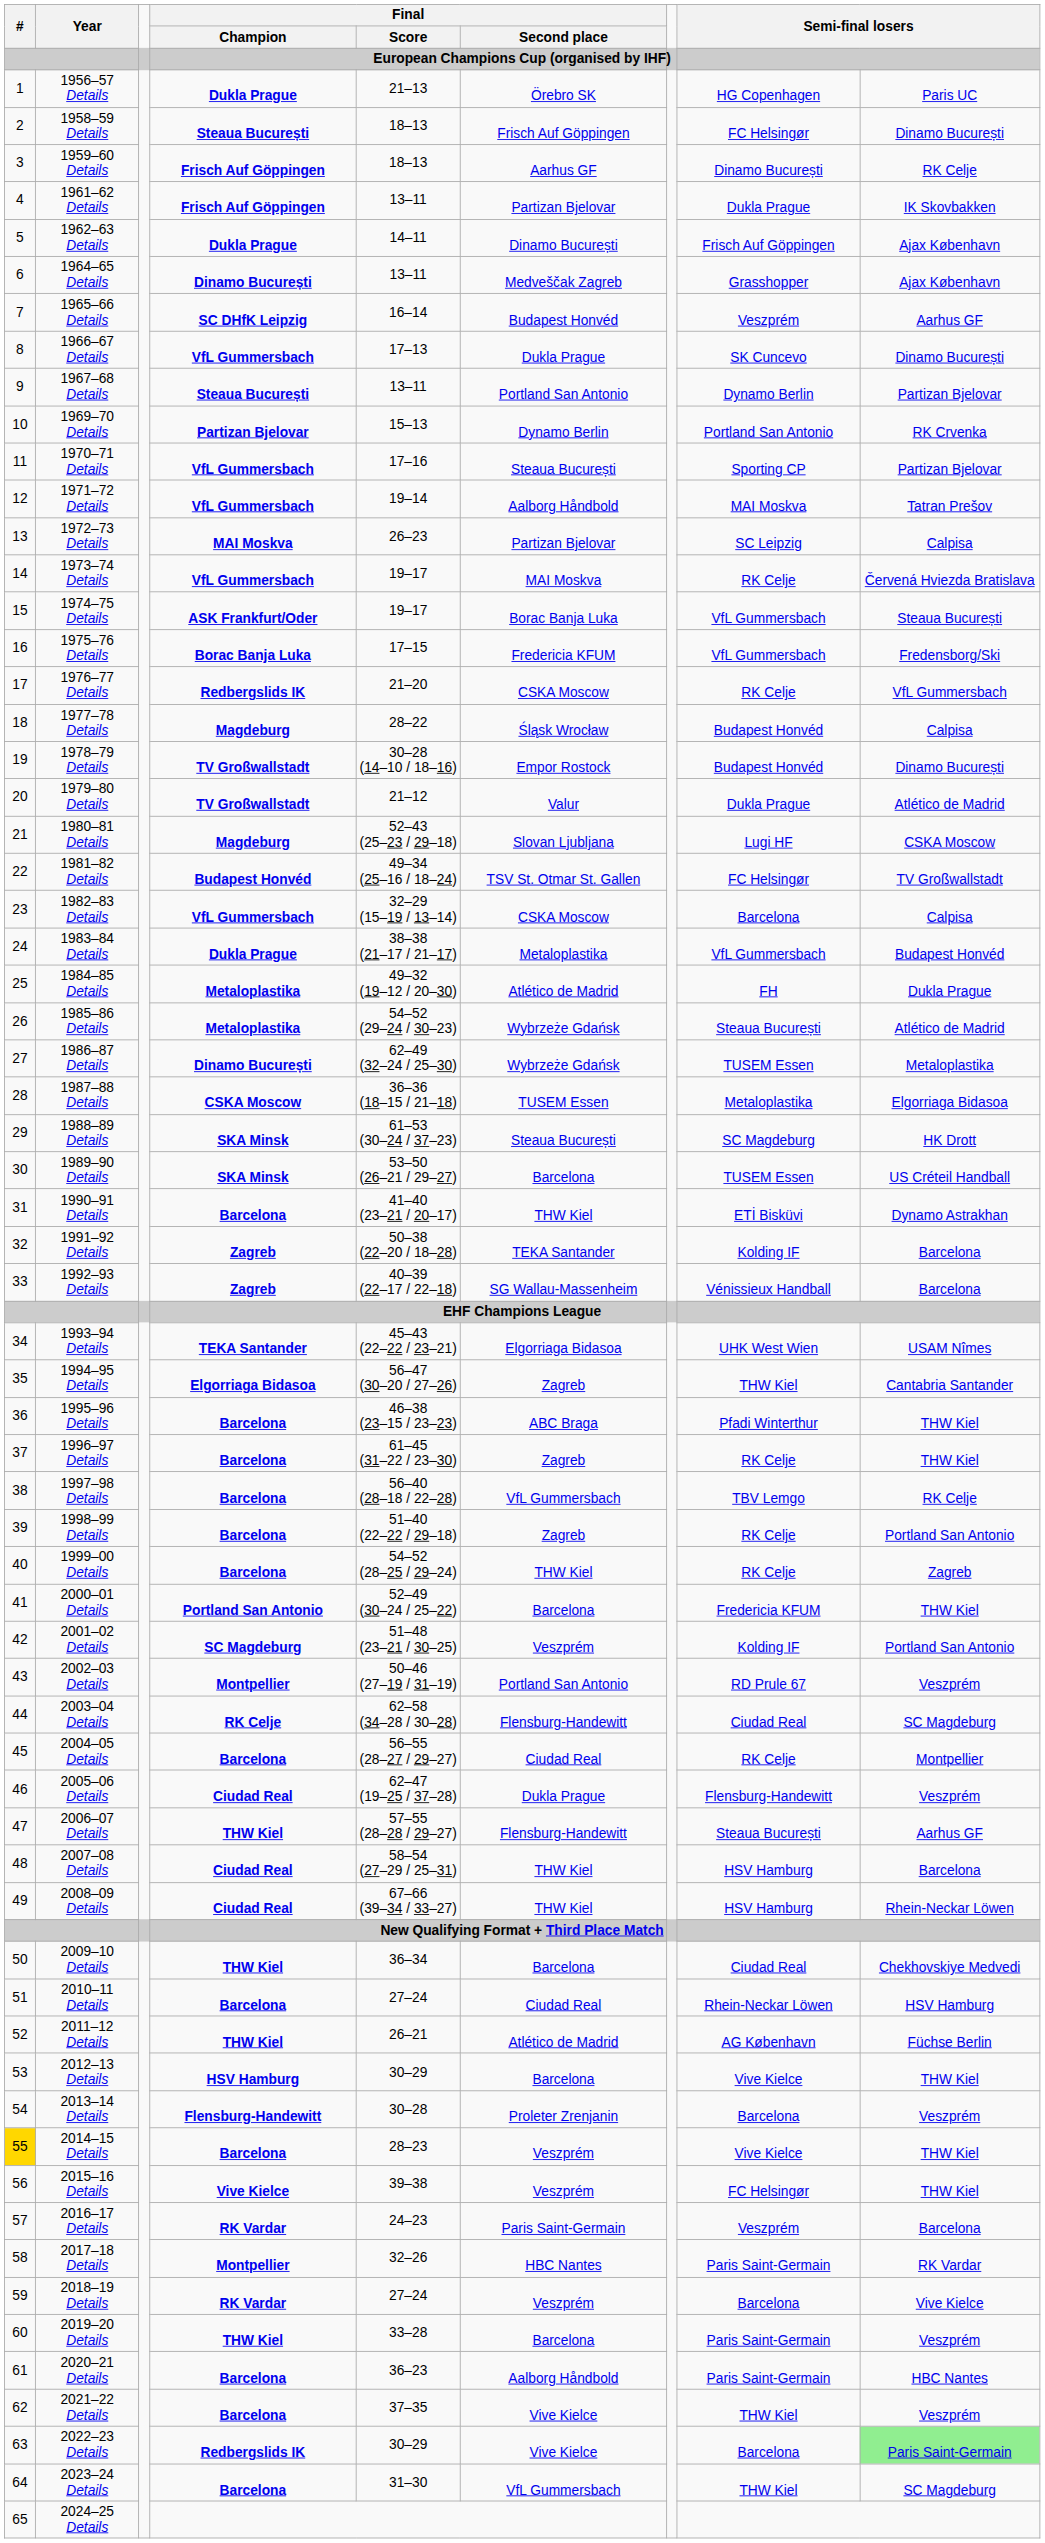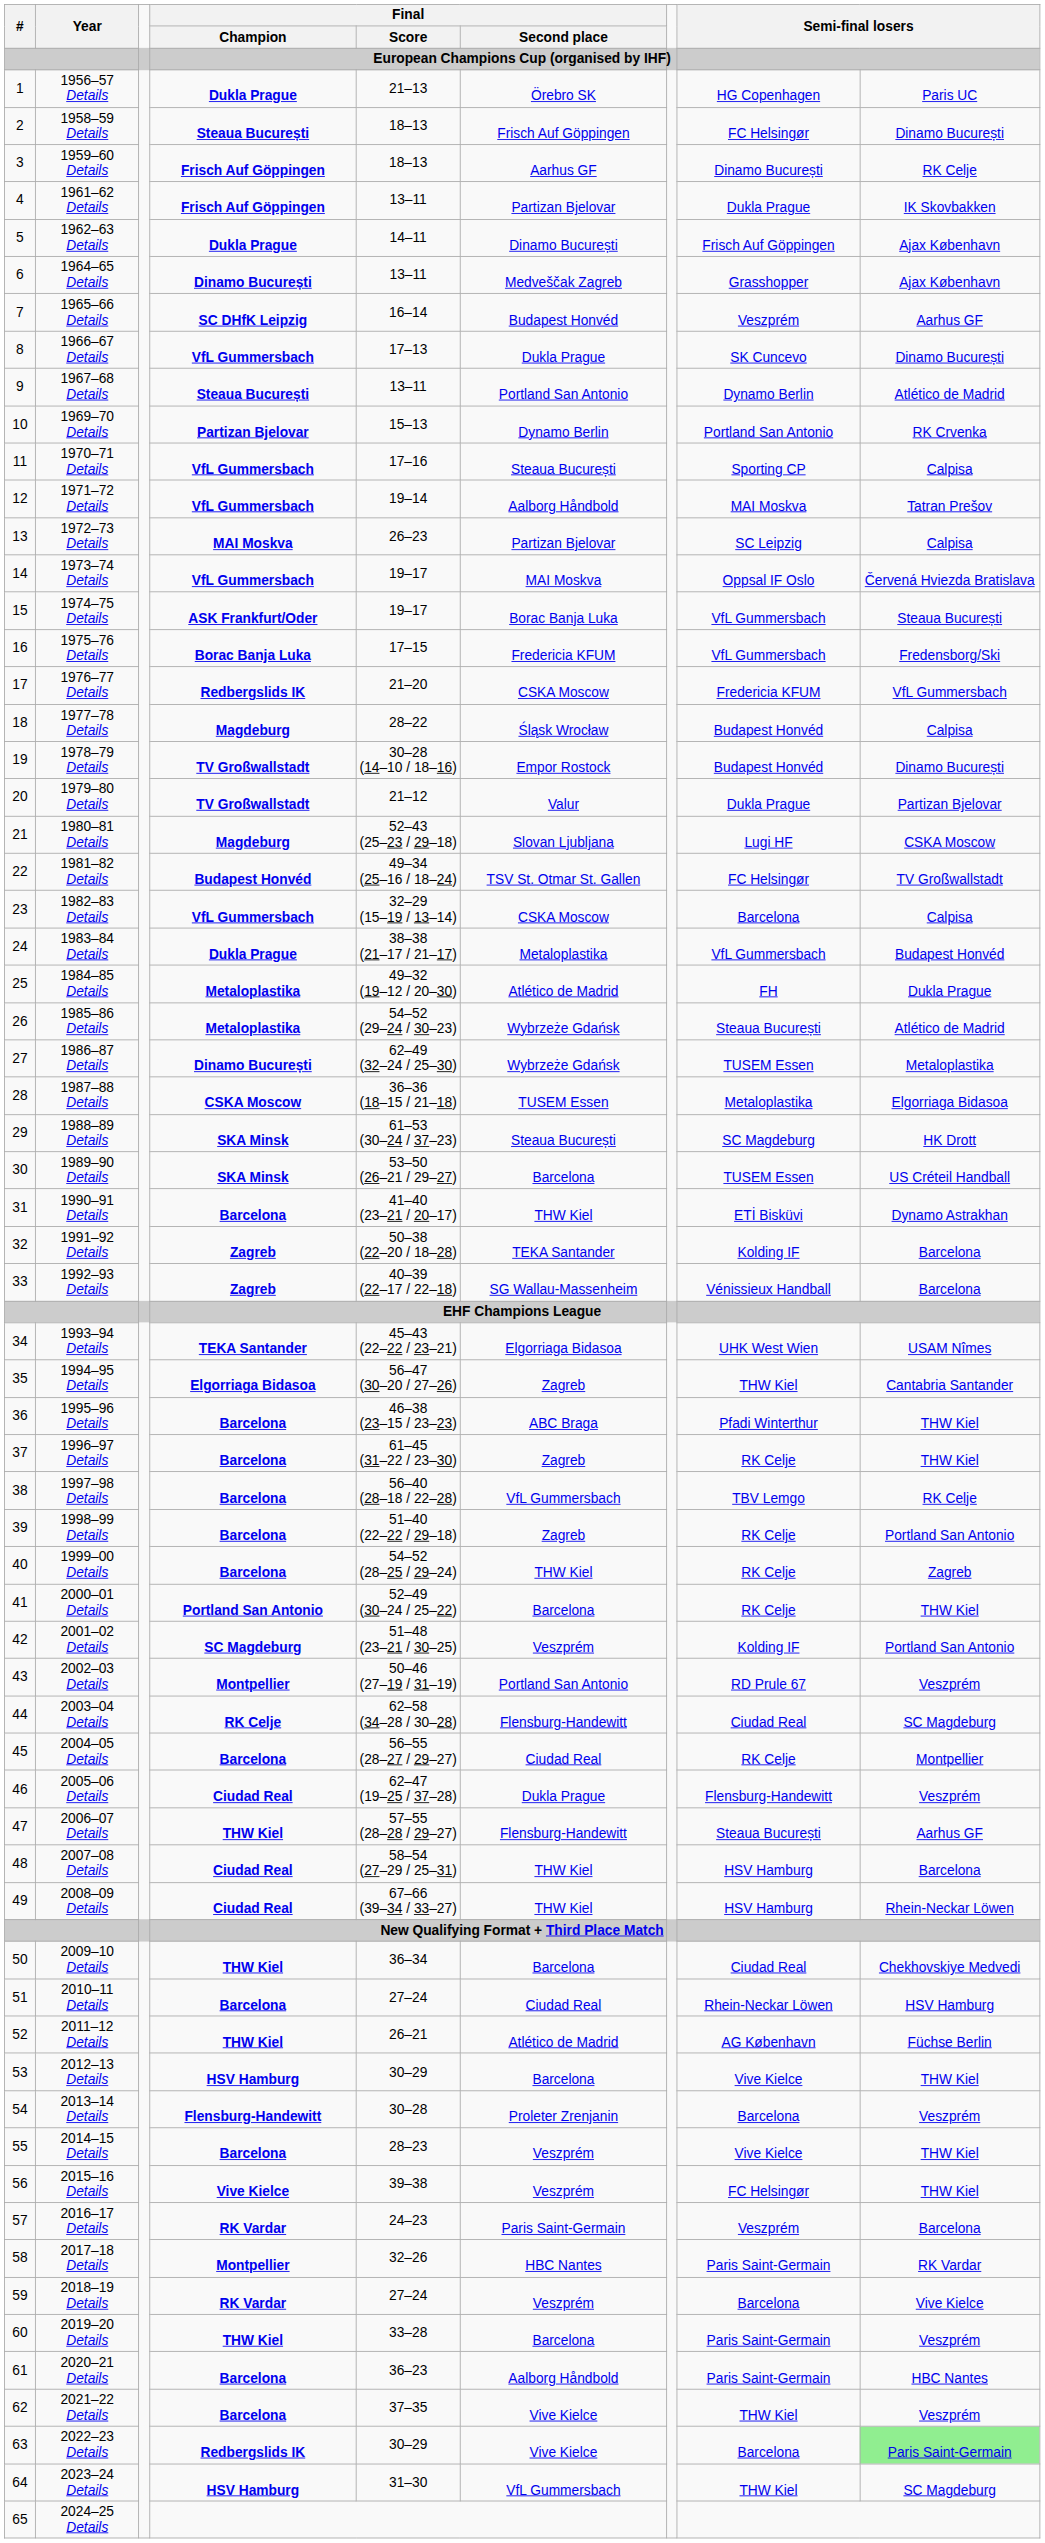(950, 394) Partizan Bjelovar -> (950, 394) Atlético de Madrid
(950, 469) Partizan Bjelovar -> (950, 469) Calpisa
(769, 581) RK Celje -> (769, 581) Oppsal IF Oslo
(769, 693) RK Celje -> (769, 693) Fredericia KFUM
(950, 805) Atlético de Madrid -> (950, 805) Partizan Bjelovar
(769, 1610) Fredericia KFUM -> (769, 1610) RK Celje
(20, 2146) gold background -> (20, 2146) no background
(253, 2490) Barcelona -> (253, 2490) HSV Hamburg
